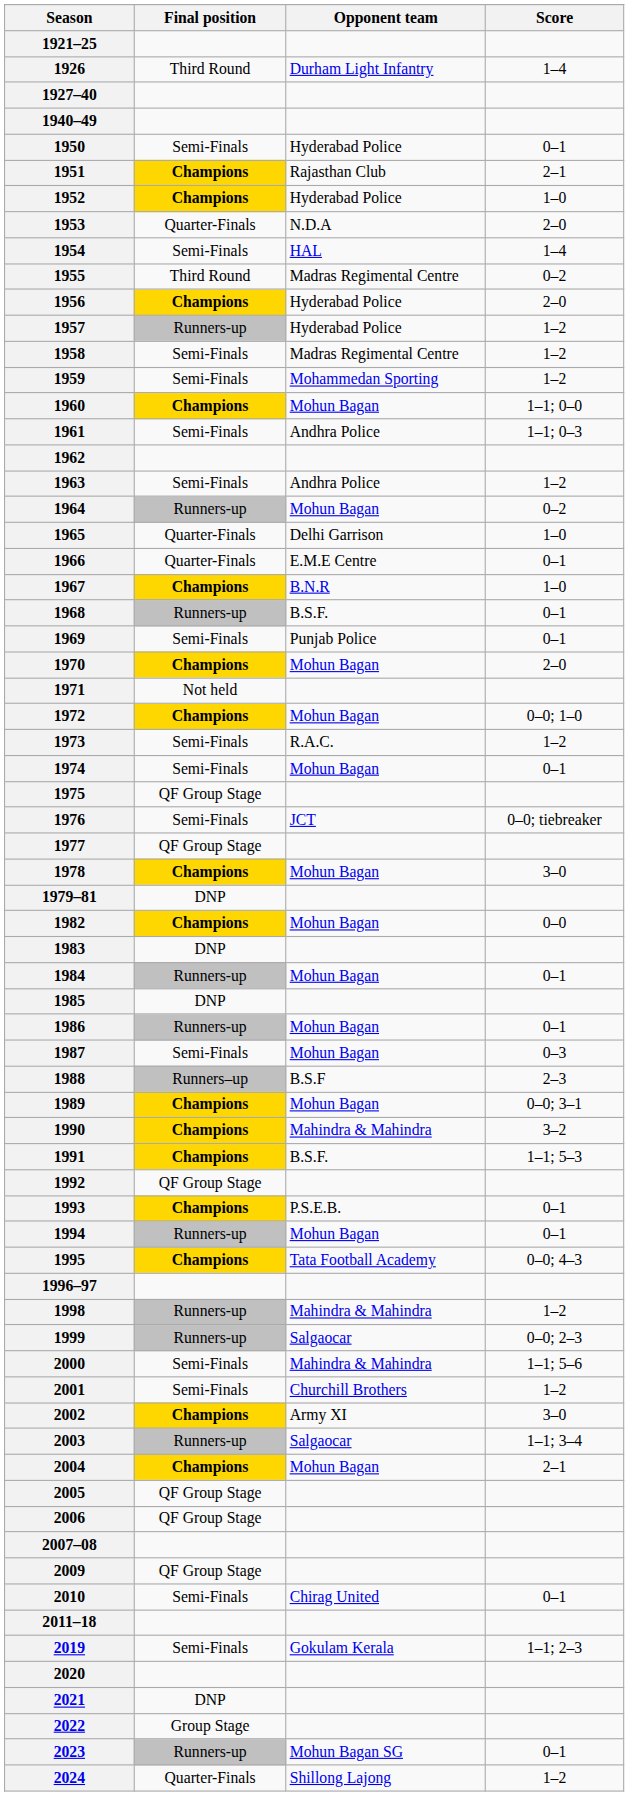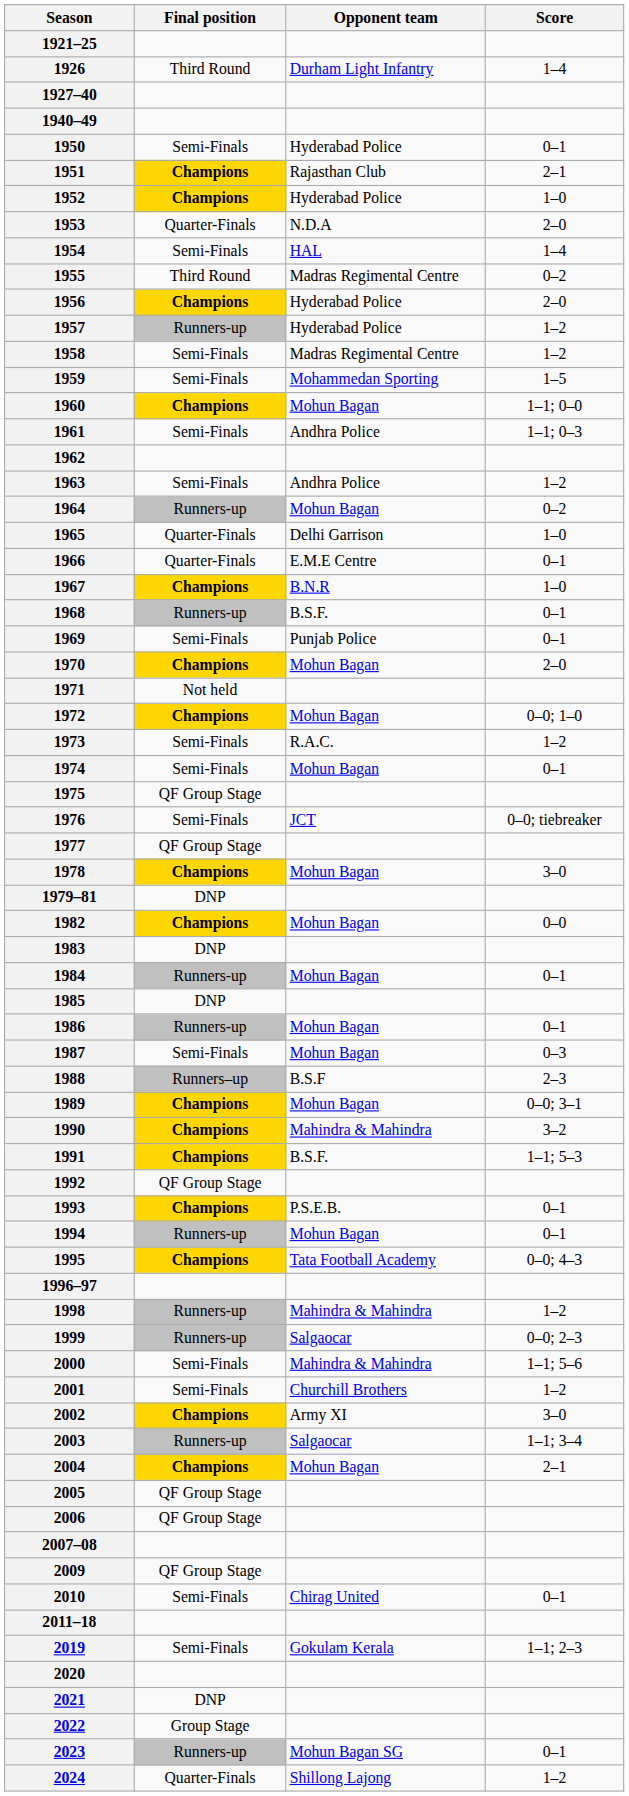(555, 380) 1–2 -> (555, 380) 1–5
